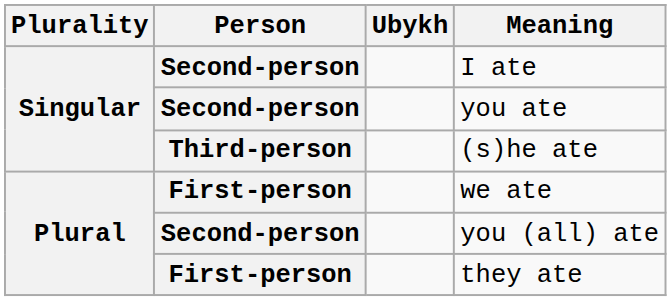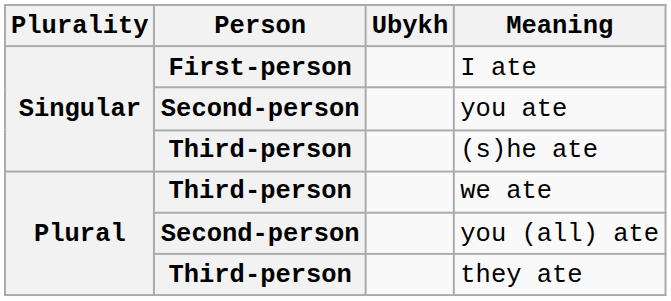(260, 67) Second-person -> (260, 67) First-person
(260, 192) First-person -> (260, 192) Third-person
(260, 275) First-person -> (260, 275) Third-person
